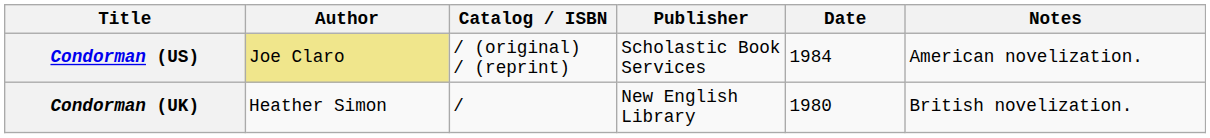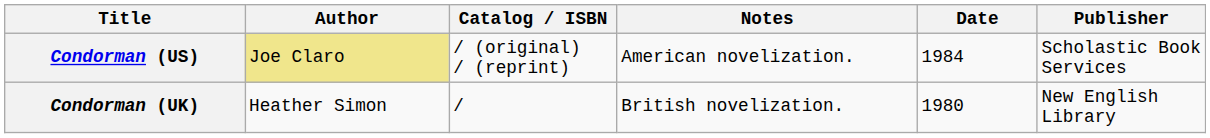columns swapped: (701, 19) <-> (1055, 19)
